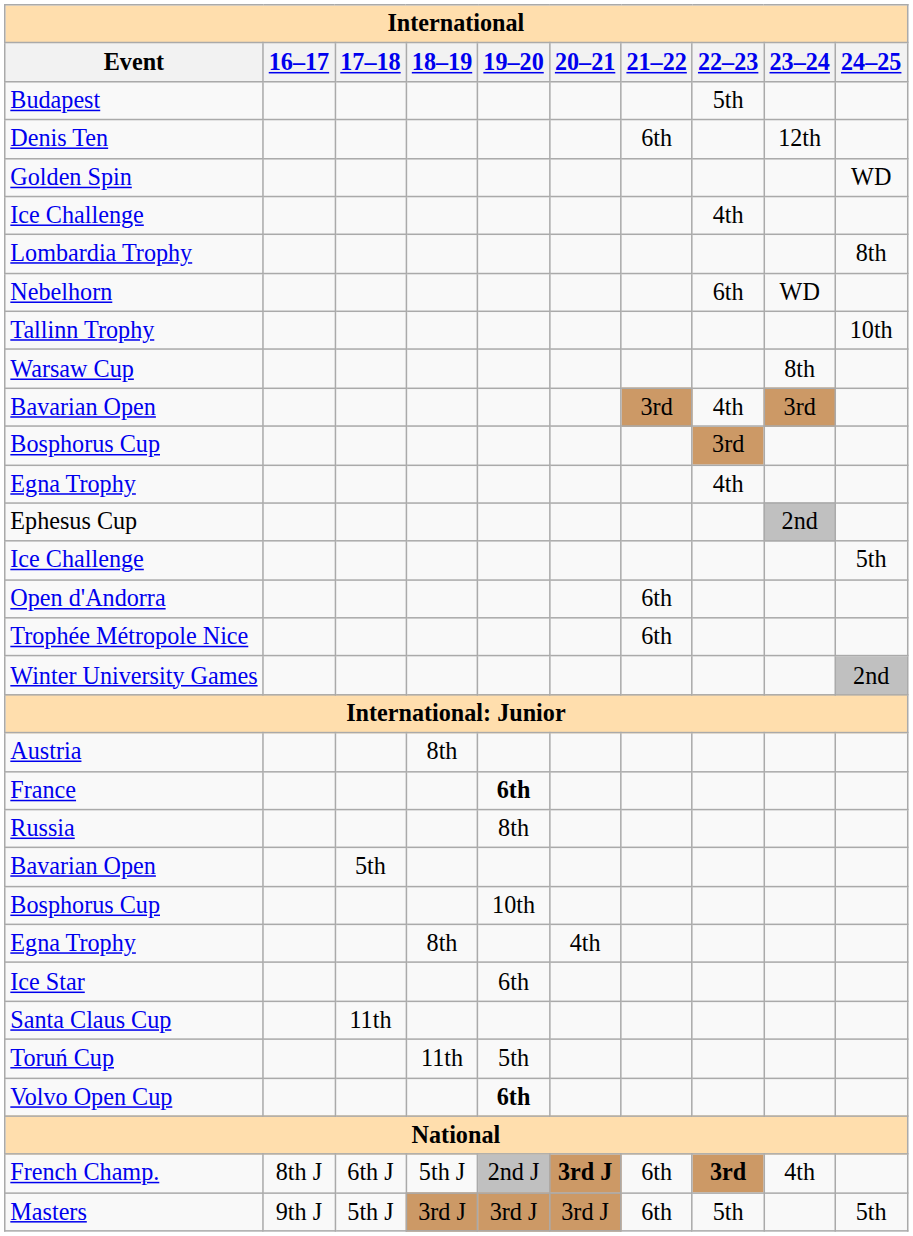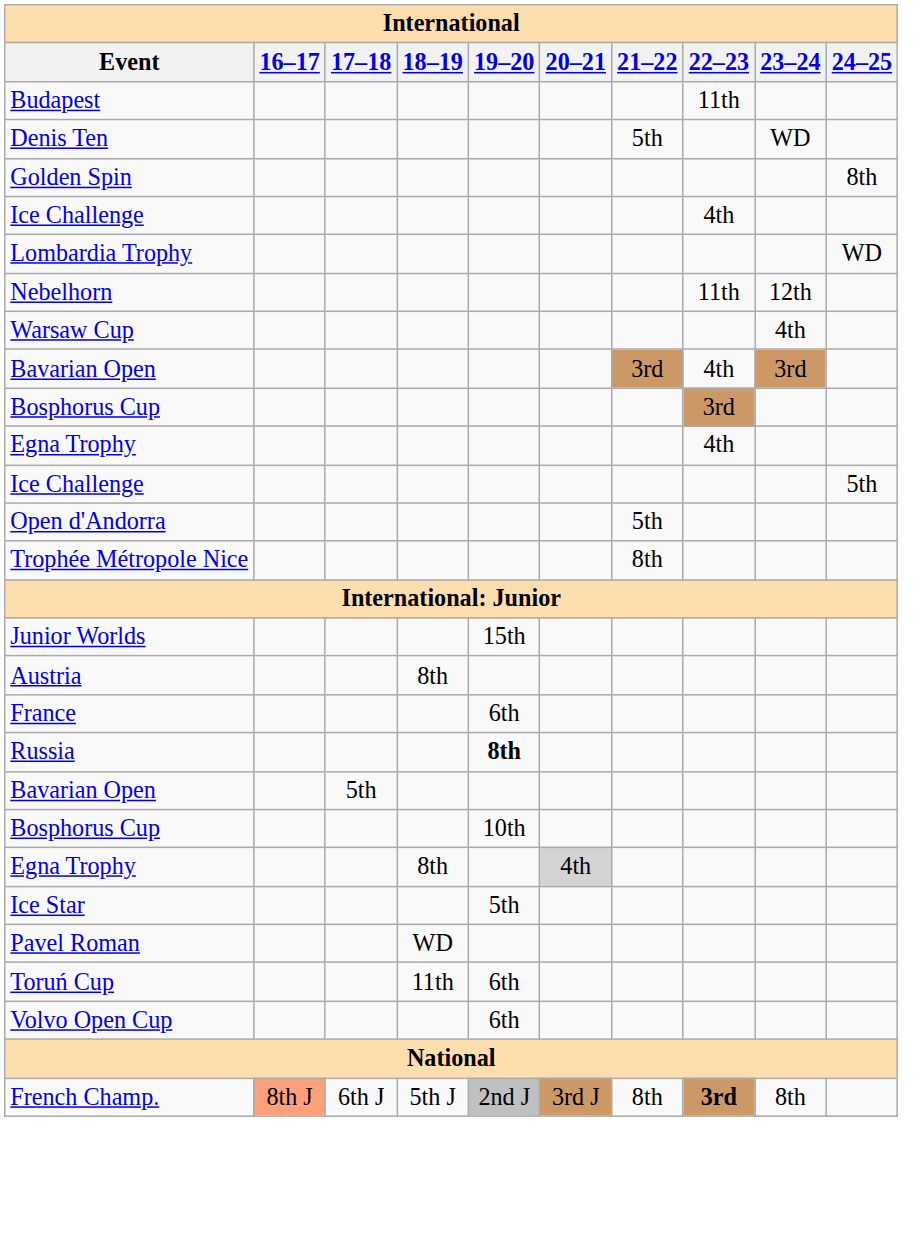(728, 100) 5th -> (719, 100) 11th
(657, 138) 6th -> (647, 138) 5th
(800, 138) 12th -> (790, 138) WD
(871, 176) WD -> (862, 176) 8th
(871, 253) 8th -> (862, 253) WD
(728, 291) 6th -> (719, 291) 11th
(800, 291) WD -> (790, 291) 12th
- row: (82, 330)
(800, 368) 8th -> (790, 330) 4th
- row: (74, 521)
(657, 598) 6th -> (647, 521) 5th
(657, 636) 6th -> (647, 560) 8th
- row: (134, 675)
+ row: (78, 636)
(514, 789) bold -> (504, 713) normal
(514, 828) normal -> (504, 751) bold
(585, 943) no background -> (576, 866) lightgrey background
(514, 981) 6th -> (504, 904) 5th
+ row: (75, 943)
- row: (91, 1019)
(514, 1058) 5th -> (504, 981) 6th
(514, 1096) bold -> (504, 1019) normal
(299, 1173) no background -> (290, 1096) lightsalmon background
(585, 1173) bold -> (576, 1096) normal
(657, 1173) 6th -> (647, 1096) 8th
(800, 1173) 4th -> (790, 1096) 8th
- row: (49, 1211)
